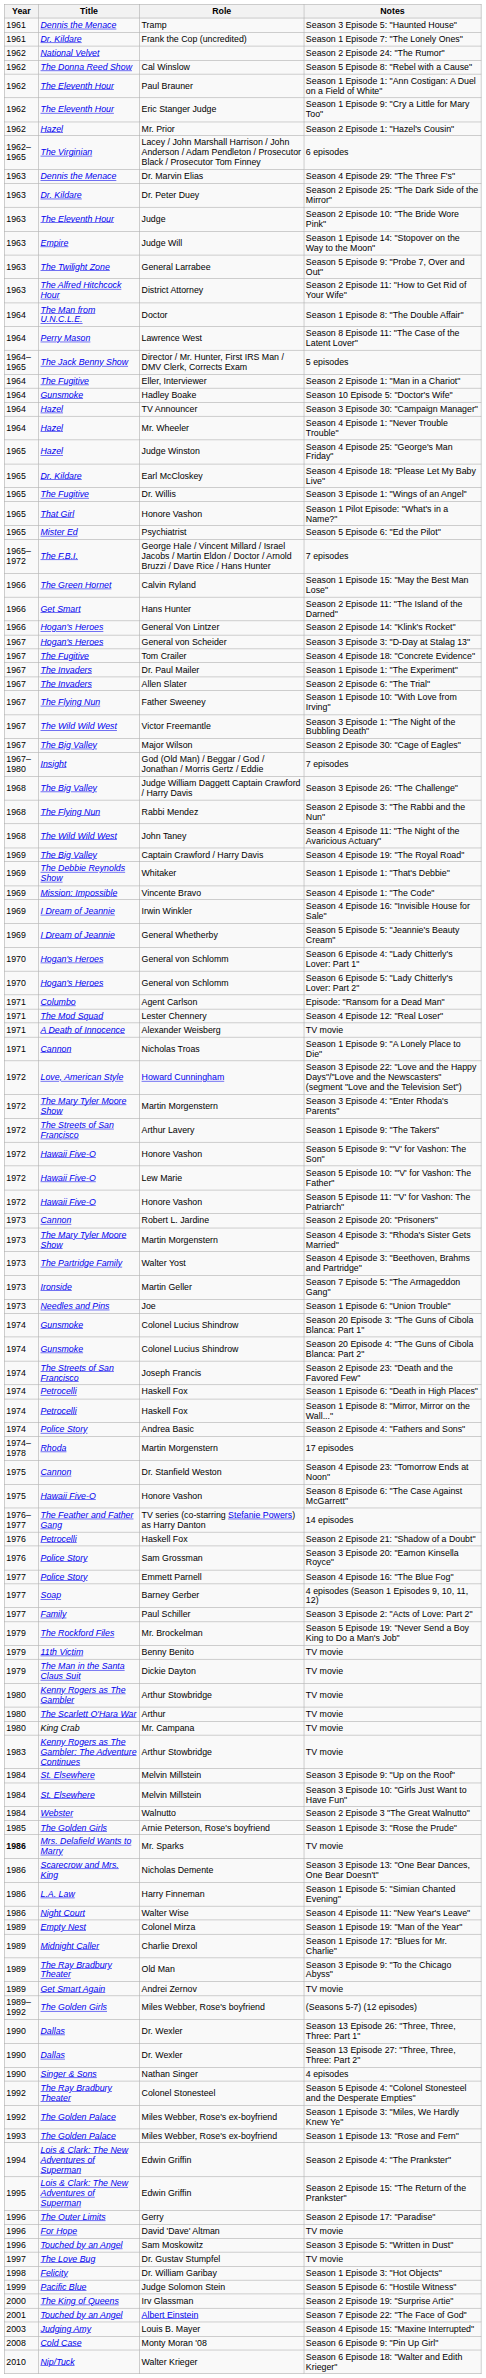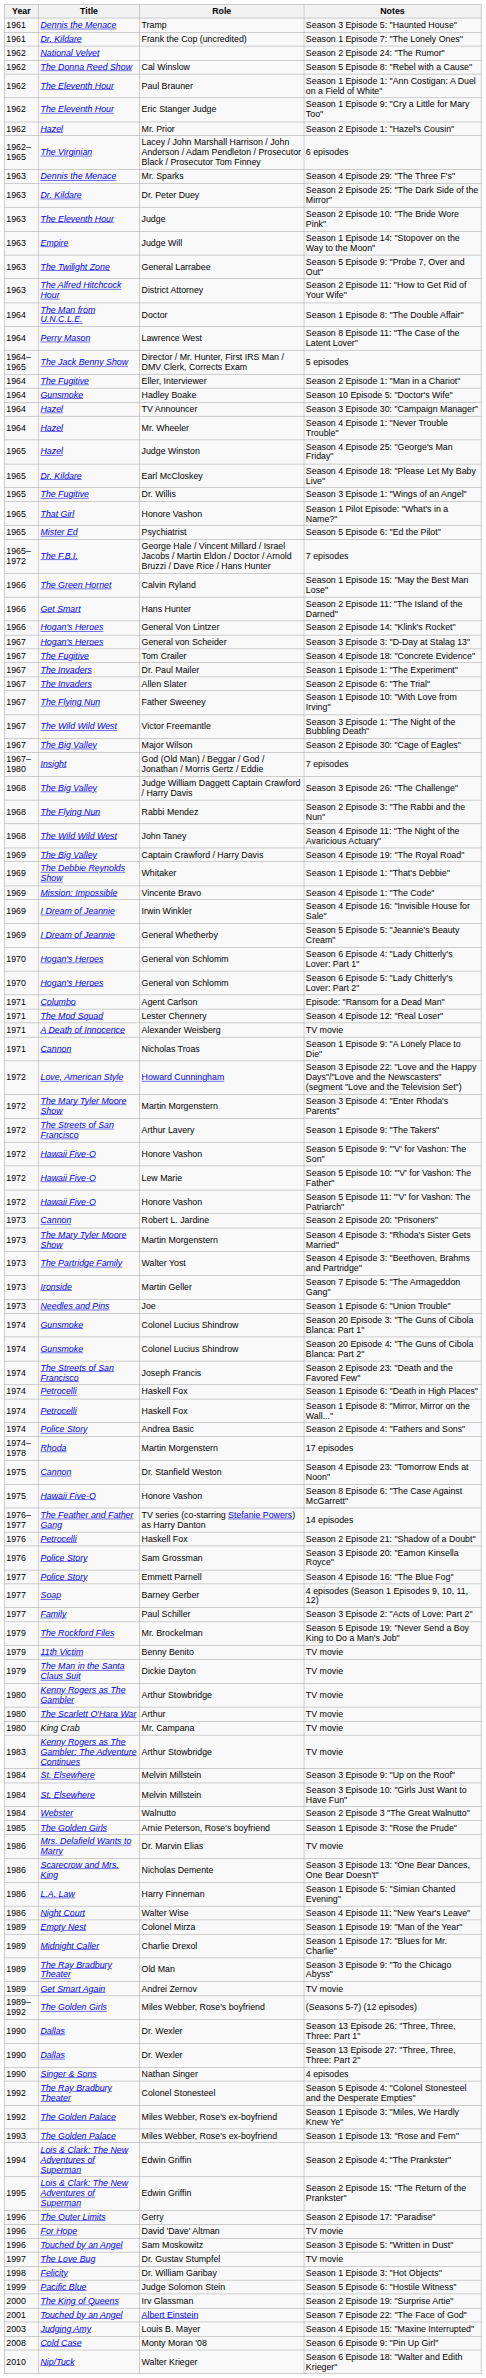(172, 176) Dr. Marvin Elias -> (163, 176) Mr. Sparks
(16, 1846) bold -> (16, 1846) normal
(163, 1846) Mr. Sparks -> (172, 1846) Dr. Marvin Elias
